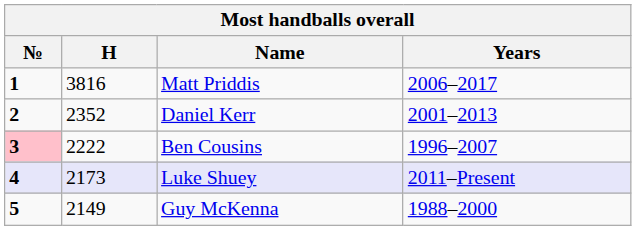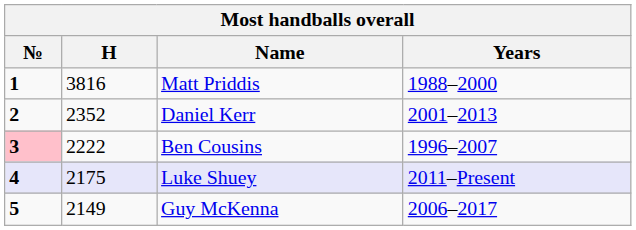(452, 83) 2006–2017 -> (452, 83) 1988–2000
(86, 177) 2173 -> (86, 177) 2175
(452, 209) 1988–2000 -> (452, 209) 2006–2017
